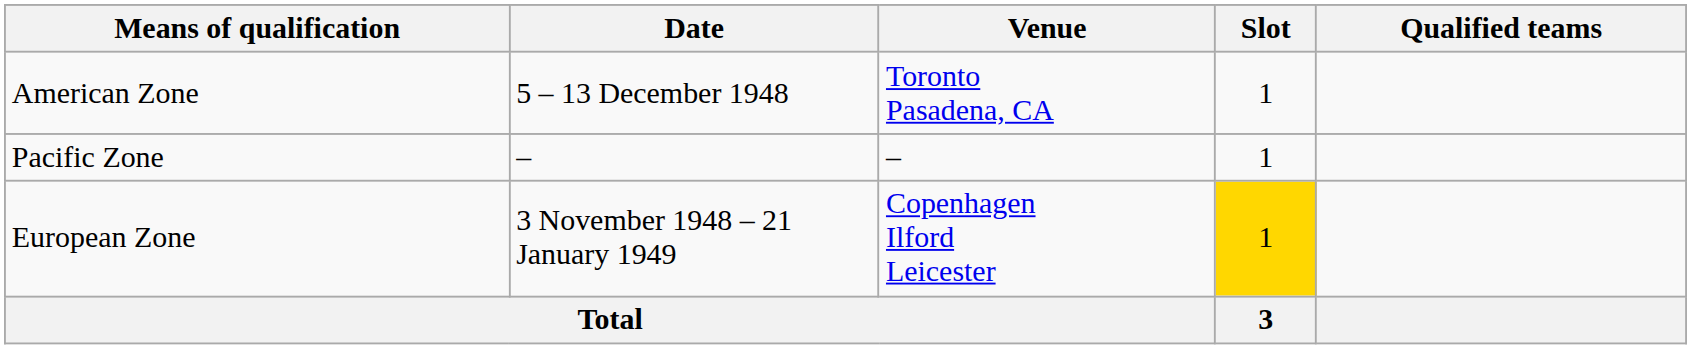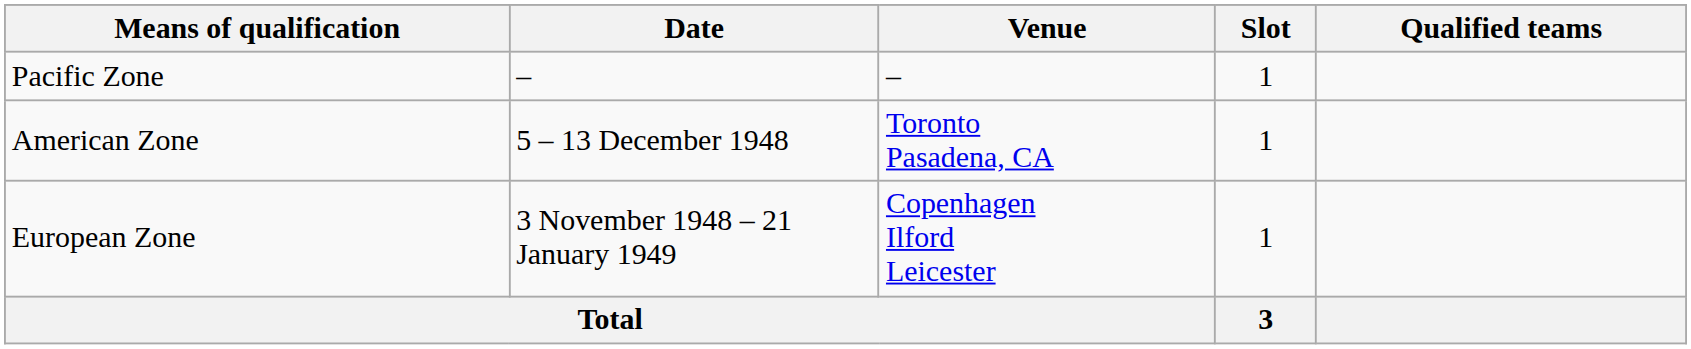rows swapped: (88, 156) <-> (105, 92)
(1266, 237) gold background -> (1266, 237) no background
